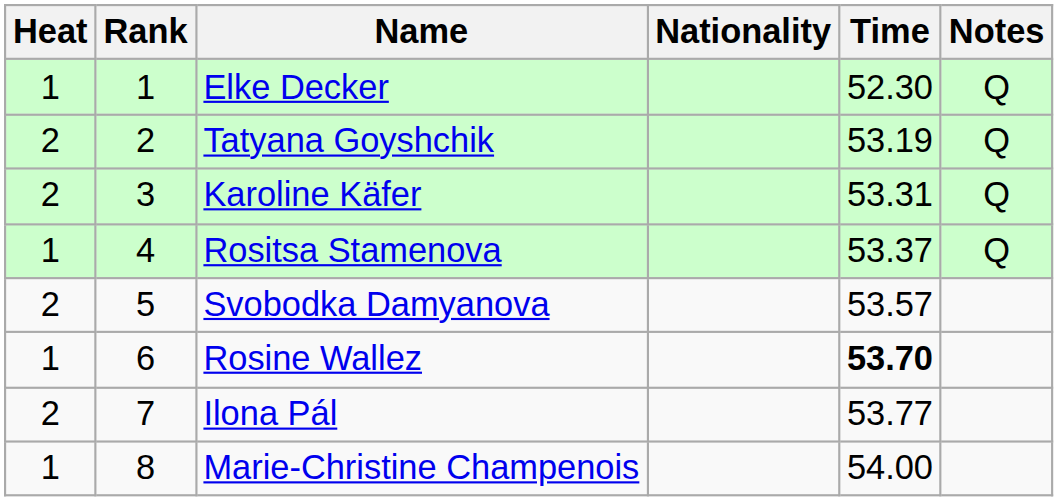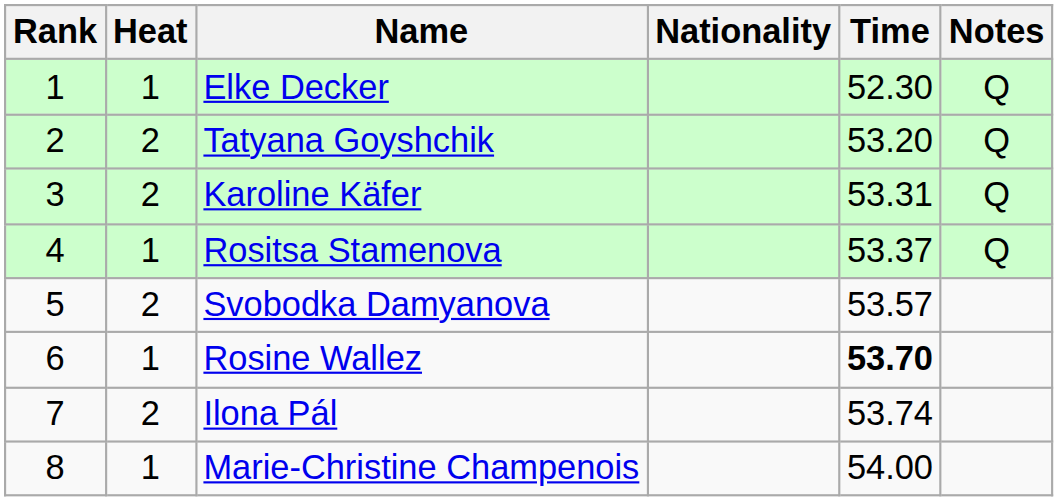columns swapped: (145, 31) <-> (50, 31)
(890, 140) 53.19 -> (890, 140) 53.20
(890, 413) 53.77 -> (890, 413) 53.74
